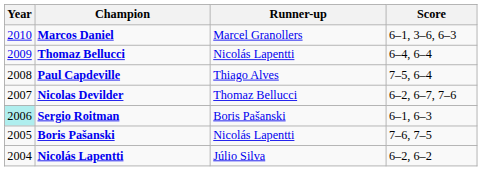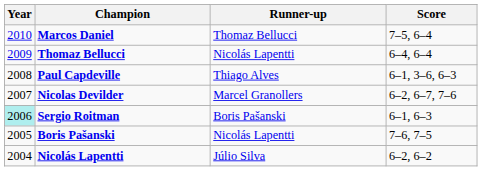(258, 35) Marcel Granollers -> (255, 35) Thomaz Bellucci
(423, 35) 6–1, 3–6, 6–3 -> (410, 35) 7–5, 6–4
(410, 75) 7–5, 6–4 -> (423, 75) 6–1, 3–6, 6–3
(255, 95) Thomaz Bellucci -> (258, 95) Marcel Granollers
